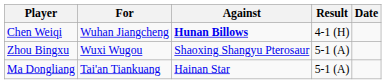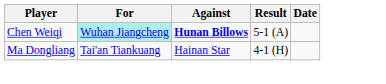(125, 32) no background -> (125, 32) paleturquoise background
(332, 32) 4-1 (H) -> (271, 32) 5-1 (A)
- row: (38, 50)
(332, 69) 5-1 (A) -> (271, 50) 4-1 (H)
